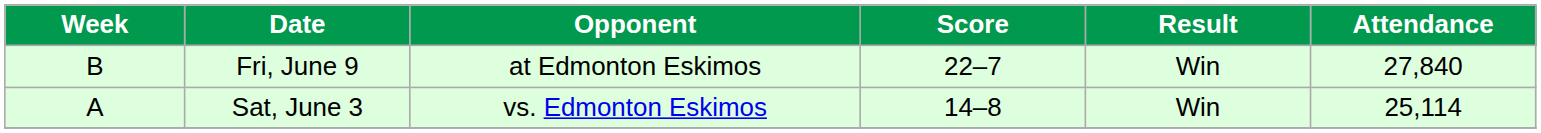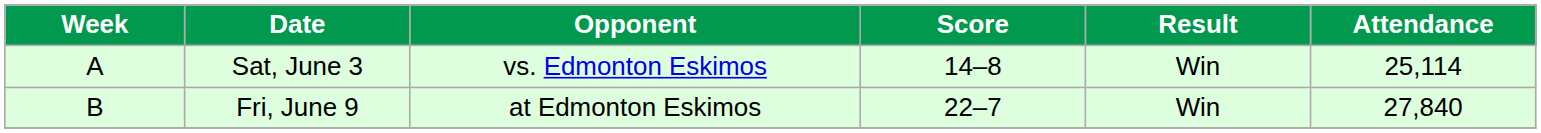rows swapped: (297, 107) <-> (297, 66)
